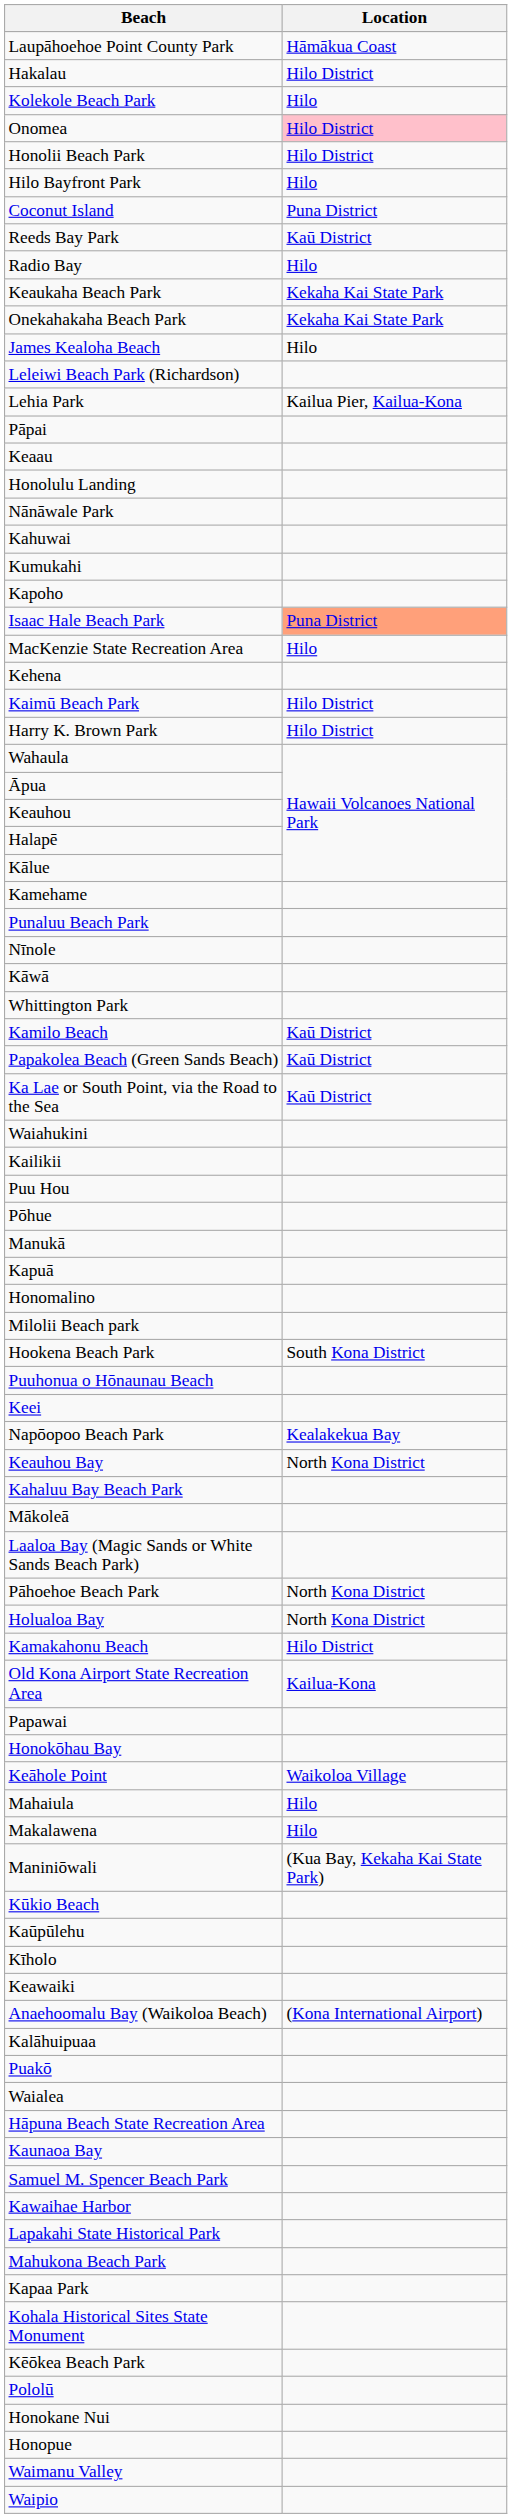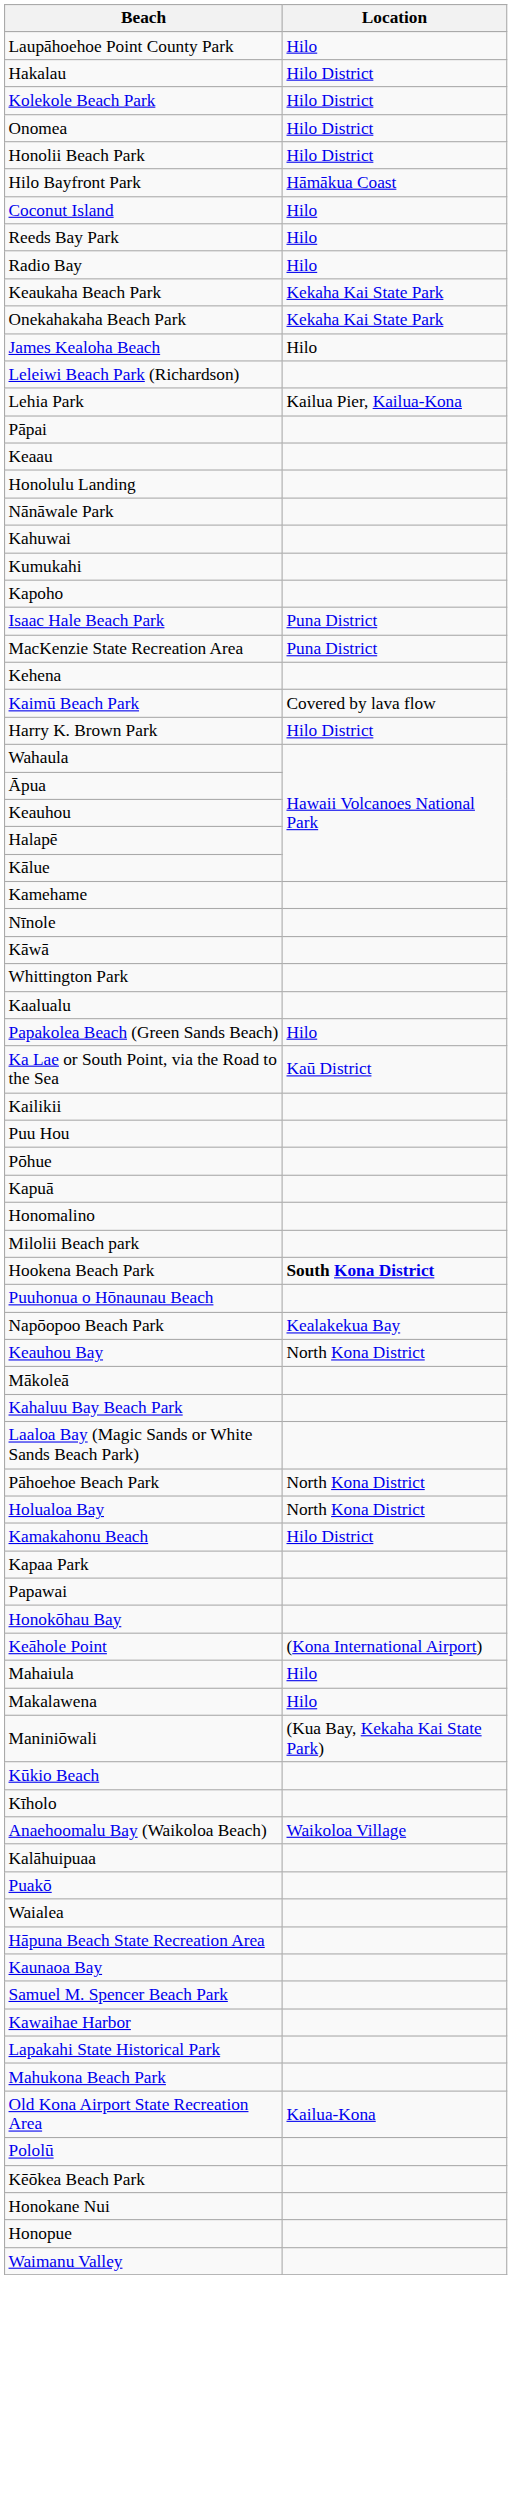(341, 45) Hāmākua Coast -> (302, 45) Hilo
(302, 100) Hilo -> (330, 100) Hilo District
(330, 127) pink background -> (330, 127) no background
(302, 182) Hilo -> (341, 182) Hāmākua Coast
(332, 210) Puna District -> (302, 210) Hilo
(329, 237) Kaū District -> (302, 237) Hilo
(332, 621) lightsalmon background -> (332, 621) no background
(302, 648) Hilo -> (332, 648) Puna District
(330, 703) Hilo District -> (361, 703) Covered by lava flow
- row: (79, 922)
+ row: (40, 1004)
- row: (58, 1032)
(329, 1059) Kaū District -> (302, 1032) Hilo
- row: (48, 1133)
- row: (37, 1243)
(356, 1353) normal -> (360, 1270) bold
- row: (25, 1407)
rows swapped: (39, 1517) <-> (96, 1490)
rows swapped: (128, 1683) <-> (49, 2288)
(346, 1775) Waikoloa Village -> (384, 1646) (Kona International Airport)
- row: (46, 1932)
- row: (42, 1986)
(384, 2014) (Kona International Airport) -> (346, 1830) Waikoloa Village
- row: (108, 2325)
rows swapped: (77, 2362) <-> (31, 2390)
- row: (33, 2499)
